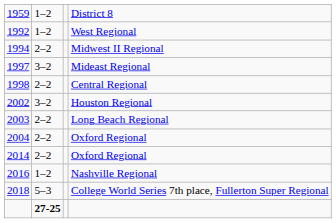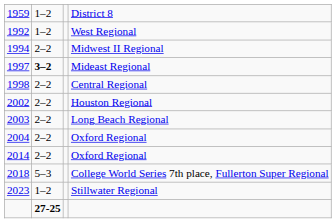(43, 66) normal -> (43, 66) bold
(43, 102) 3–2 -> (43, 102) 2–2
- row: (18, 173)
+ row: (18, 191)
